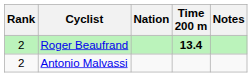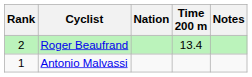(191, 44) bold -> (191, 44) normal
(21, 63) 2 -> (21, 63) 1
